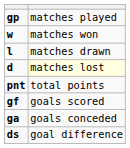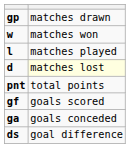(74, 18) matches played -> (70, 18) matches drawn
(70, 51) matches drawn -> (74, 51) matches played
